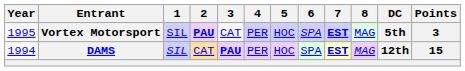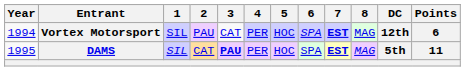(21, 32) 1995 -> (21, 32) 1994
(204, 32) bold -> (204, 32) normal
(395, 32) 5th -> (395, 32) 12th
(436, 32) 3 -> (436, 32) 6
(21, 51) 1994 -> (21, 51) 1995
(395, 51) 12th -> (395, 51) 5th
(436, 51) 15 -> (436, 51) 11
